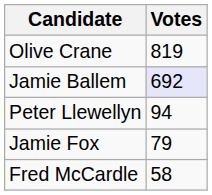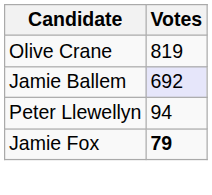(161, 143) normal -> (161, 143) bold
- row: (74, 174)
